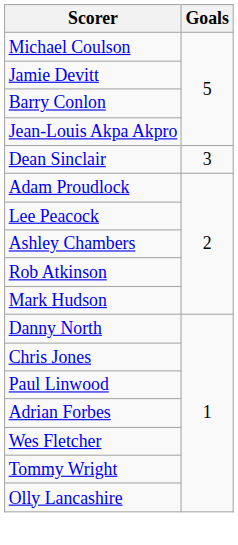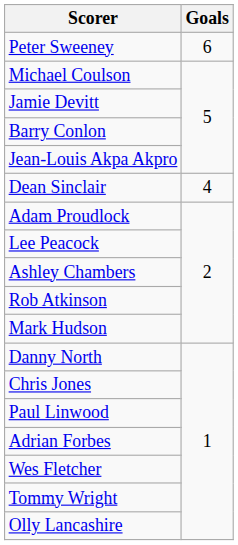+ row: (61, 46)
(207, 159) 3 -> (207, 187) 4
